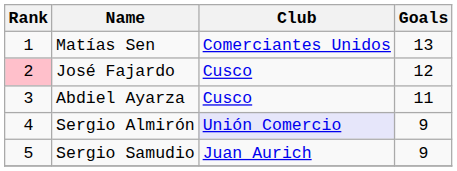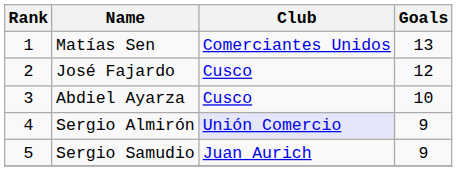(28, 72) pink background -> (28, 72) no background
(424, 99) 11 -> (424, 99) 10
